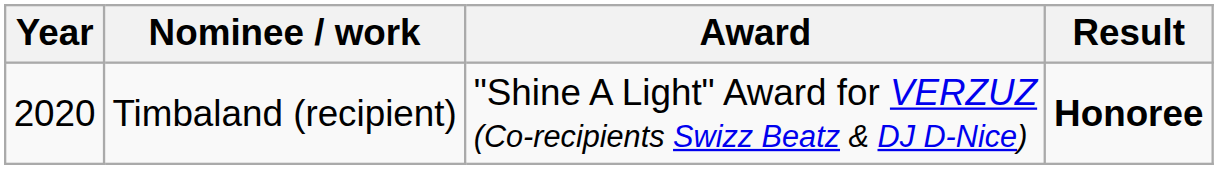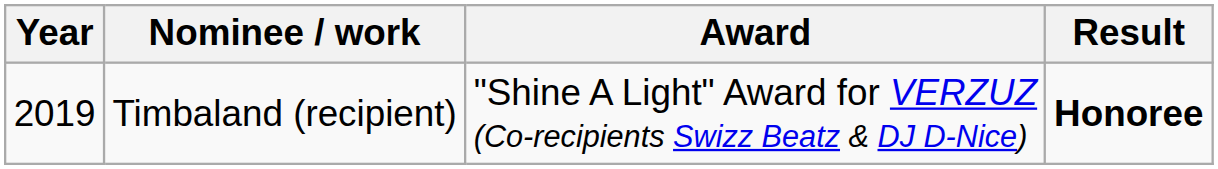(55, 112) 2020 -> (55, 112) 2019
